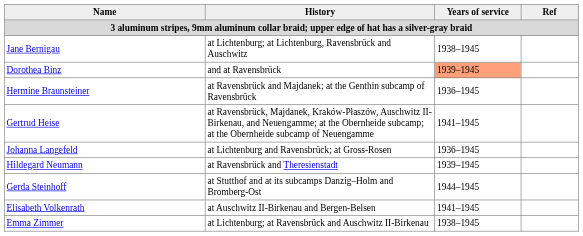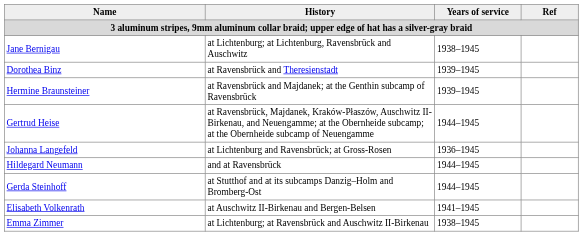(244, 70) and at Ravensbrück -> (273, 70) at Ravensbrück and Theresienstadt
(458, 70) lightsalmon background -> (458, 70) no background
(458, 91) 1936–1945 -> (458, 91) 1939–1945
(458, 123) 1941–1945 -> (458, 123) 1944–1945
(273, 165) at Ravensbrück and Theresienstadt -> (244, 165) and at Ravensbrück
(458, 165) 1939–1945 -> (458, 165) 1944–1945
